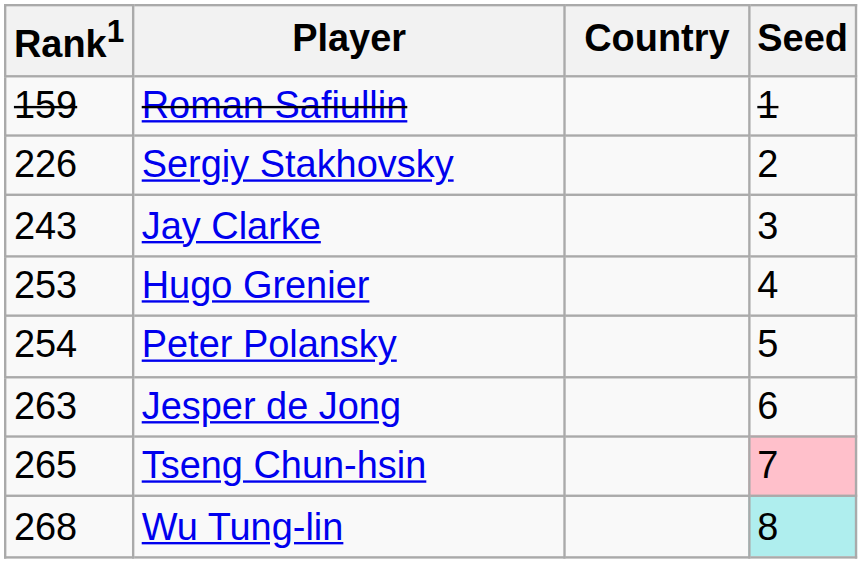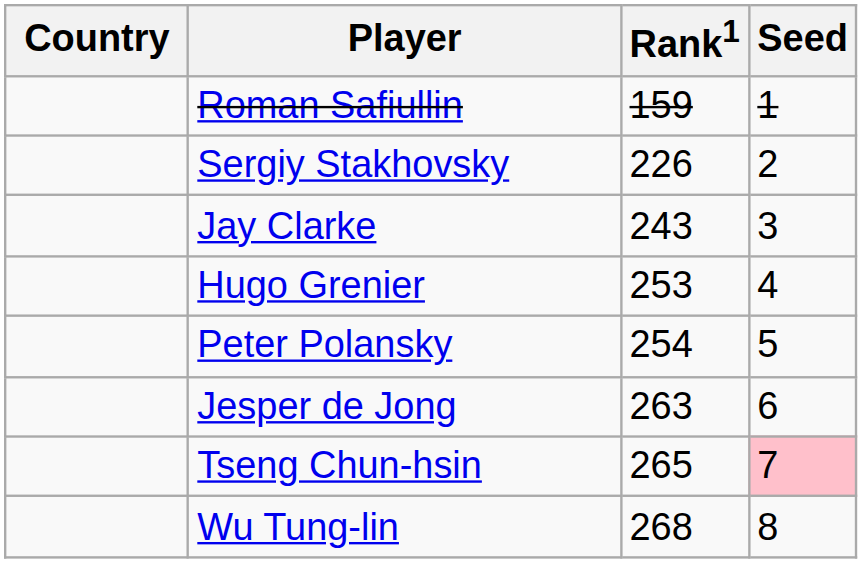columns swapped: (657, 39) <-> (69, 39)
(768, 525) paleturquoise background -> (768, 525) no background
